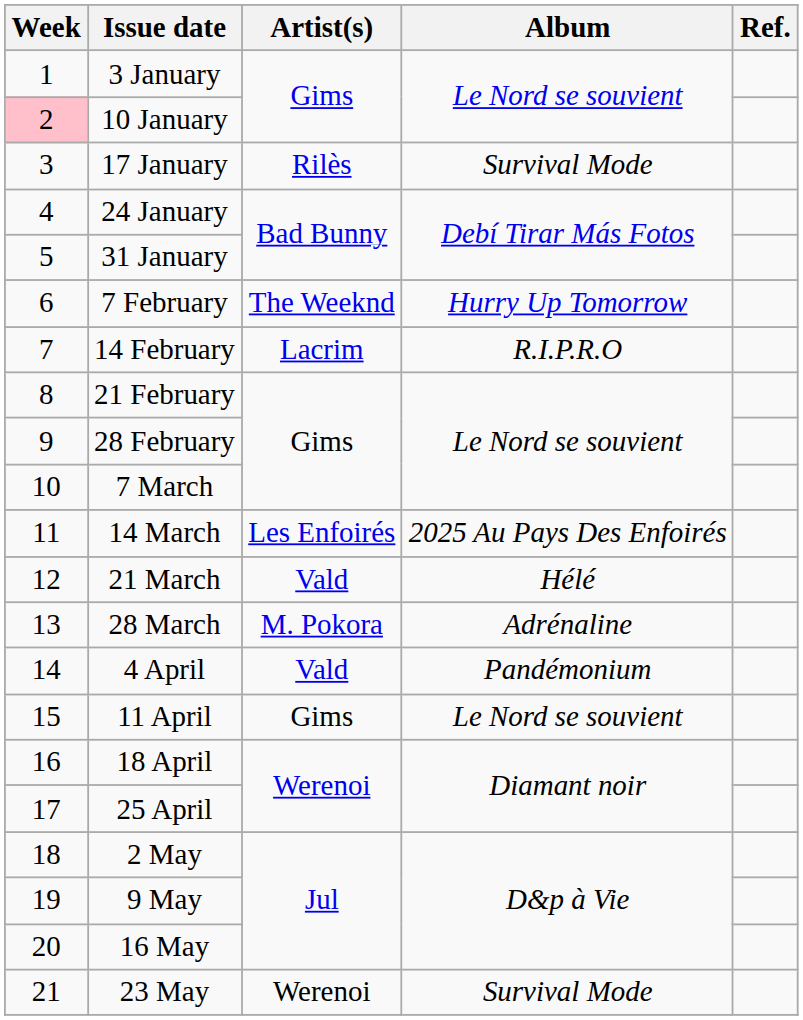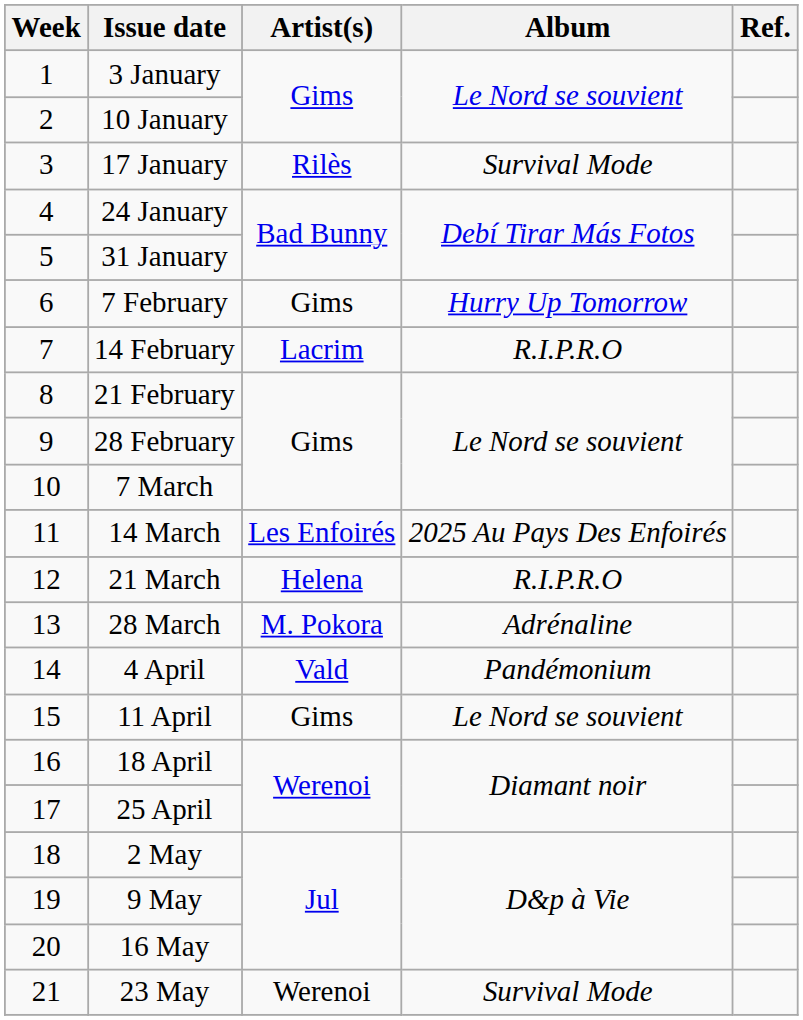(46, 119) pink background -> (46, 119) no background
(322, 303) The Weeknd -> (322, 303) Gims
(322, 578) Vald -> (322, 578) Helena
(568, 578) Hélé -> (568, 578) R.I.P.R.O
